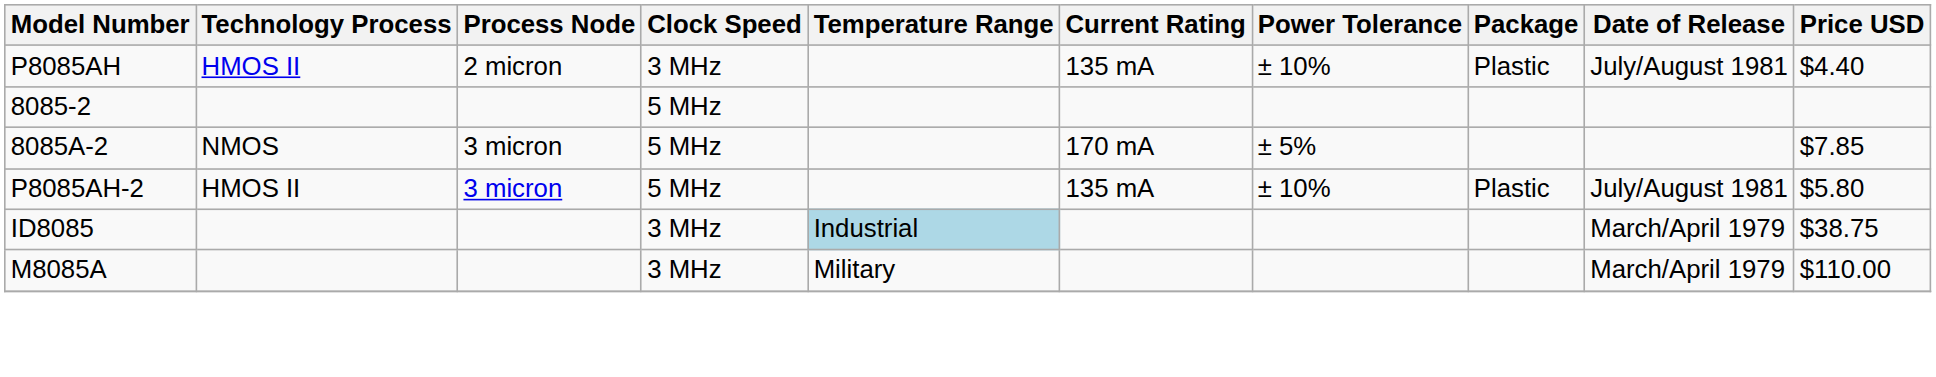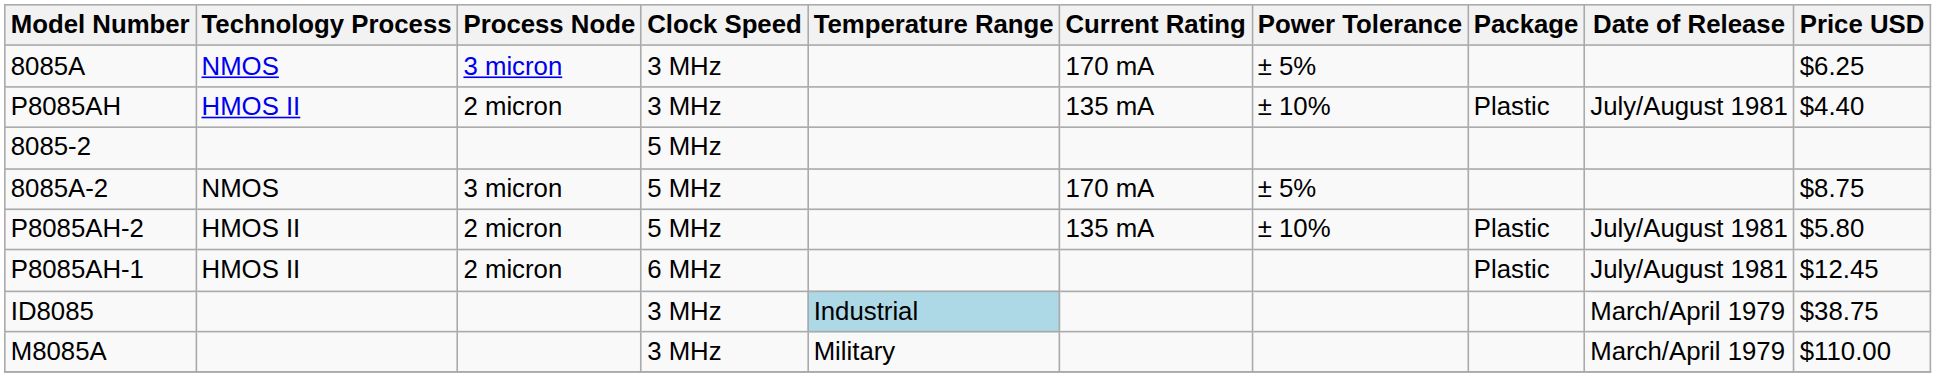+ row: (48, 65)
(1832, 147) $7.85 -> (1832, 188) $8.75
(513, 188) 3 micron -> (513, 229) 2 micron
+ row: (77, 270)
